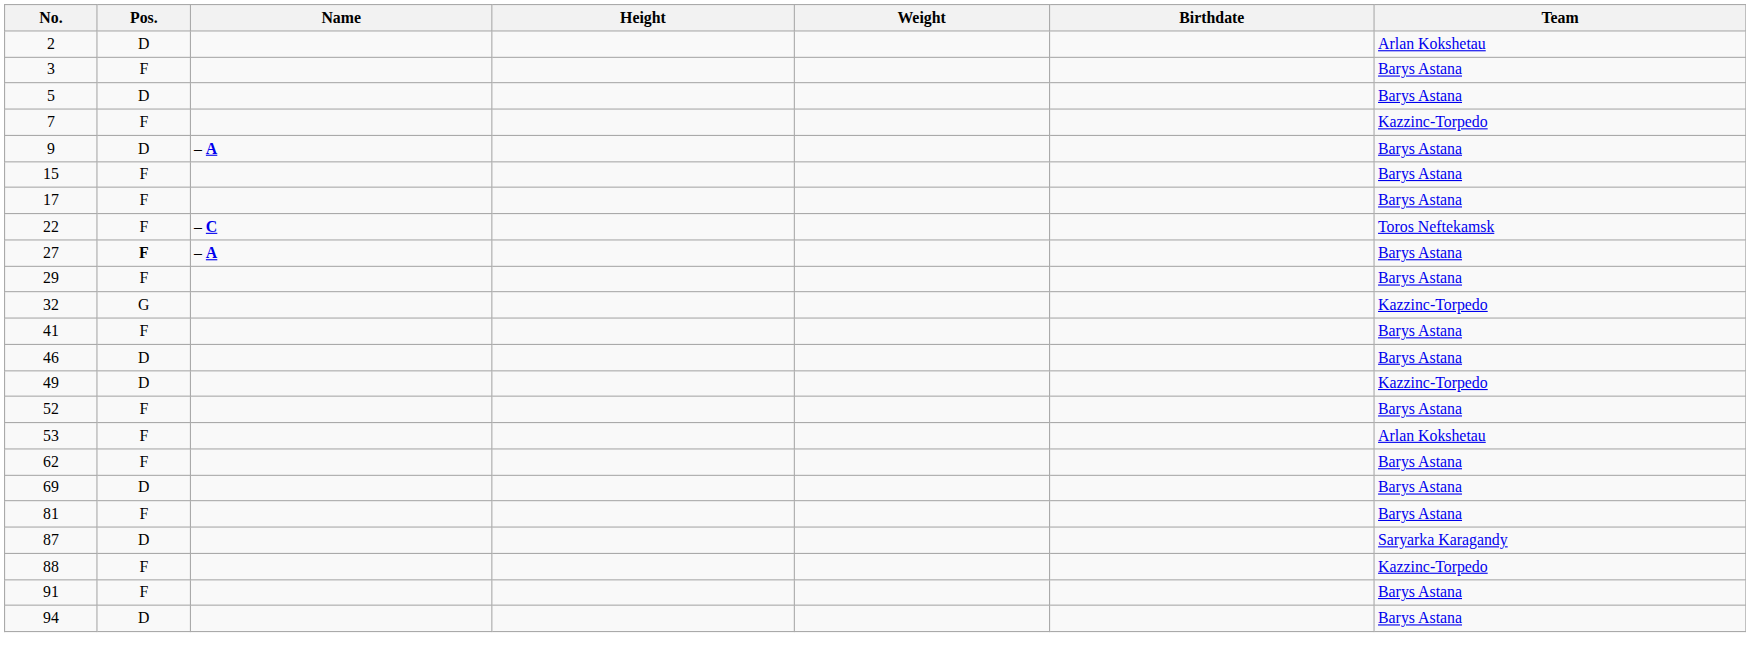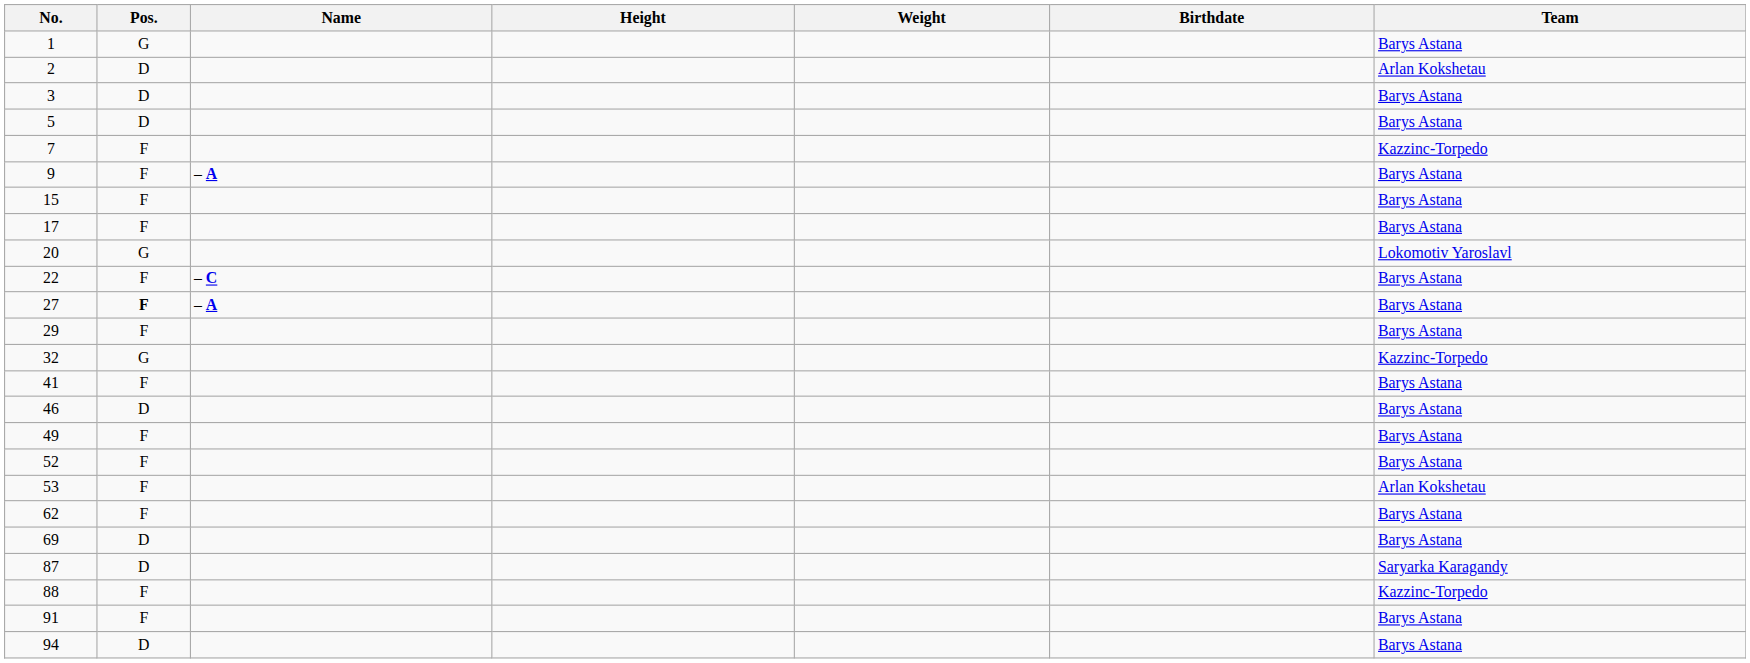+ row: (51, 44)
(144, 70) F -> (144, 96) D
(144, 148) D -> (144, 174) F
+ row: (51, 253)
(1436, 226) Toros Neftekamsk -> (1420, 279) Barys Astana
(144, 383) D -> (144, 435) F
(1433, 383) Kazzinc-Torpedo -> (1420, 435) Barys Astana
- row: (51, 514)
